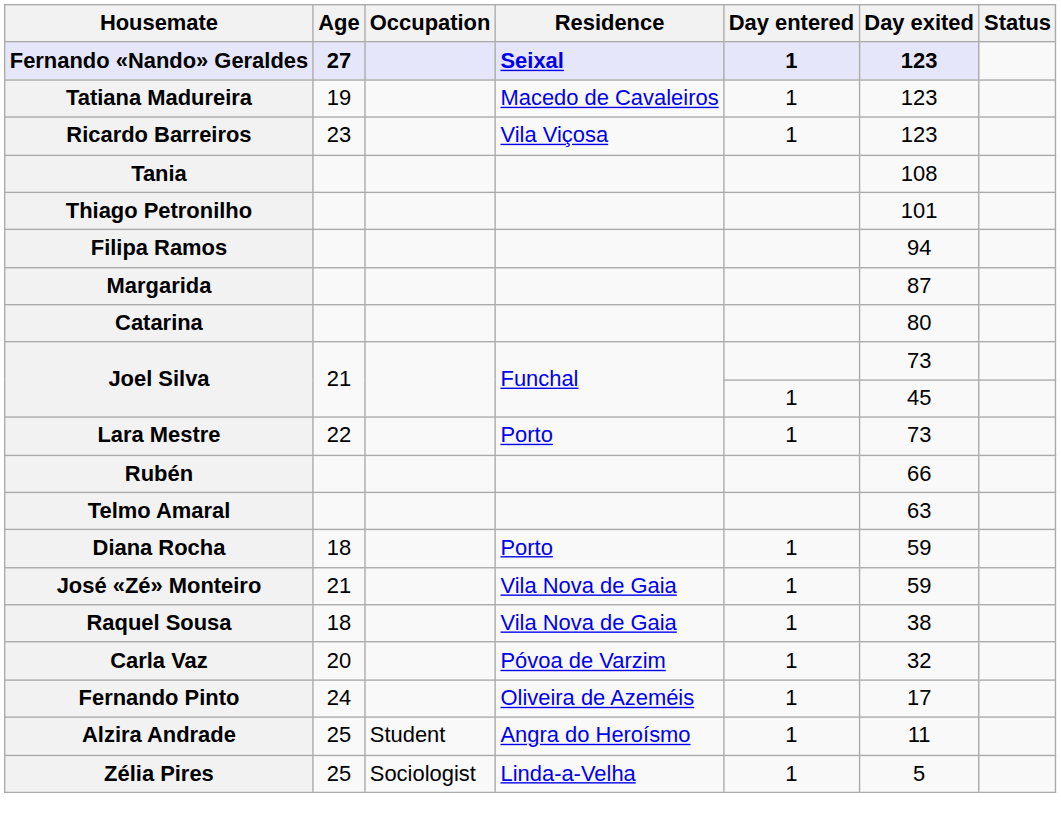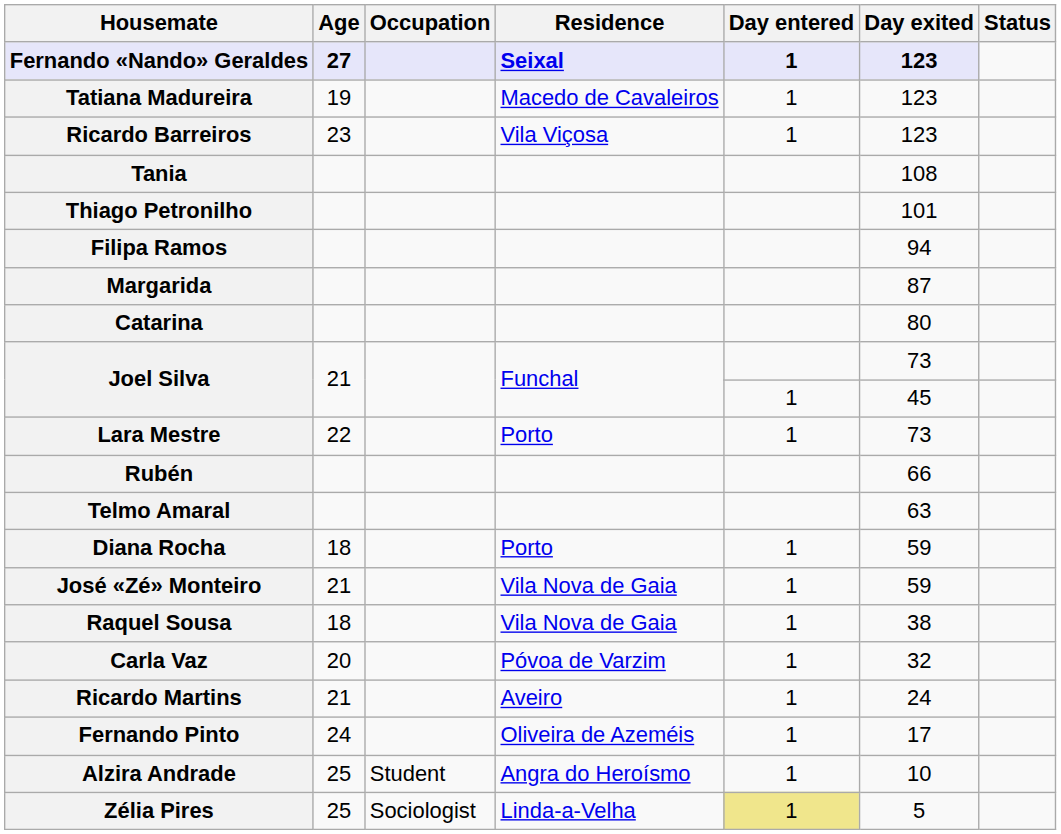+ row: (159, 698)
(919, 735) 11 -> (919, 773) 10
(791, 773) no background -> (791, 810) khaki background
